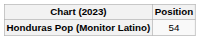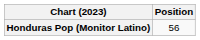(174, 27) 54 -> (174, 27) 56
